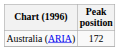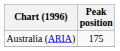(96, 38) 172 -> (96, 38) 175
